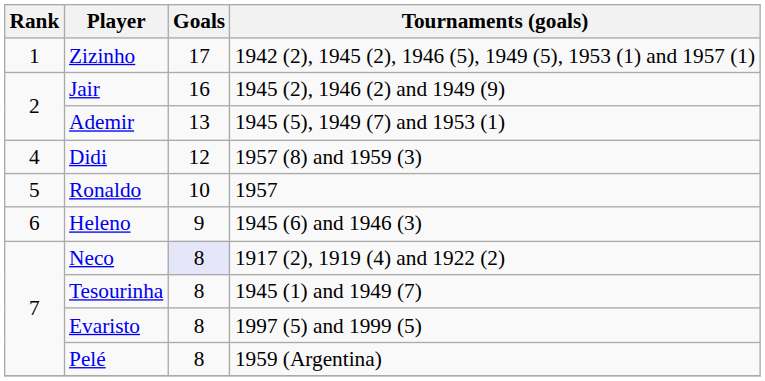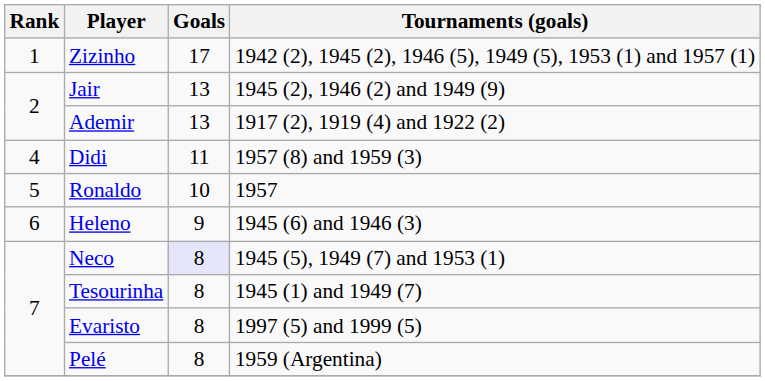(199, 88) 16 -> (199, 88) 13
(370, 122) 1945 (5), 1949 (7) and 1953 (1) -> (370, 122) 1917 (2), 1919 (4) and 1922 (2)
(199, 156) 12 -> (199, 156) 11
(370, 257) 1917 (2), 1919 (4) and 1922 (2) -> (370, 257) 1945 (5), 1949 (7) and 1953 (1)
